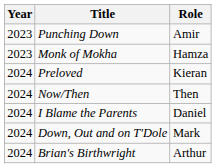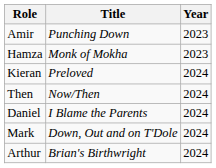columns swapped: (20, 14) <-> (191, 14)
